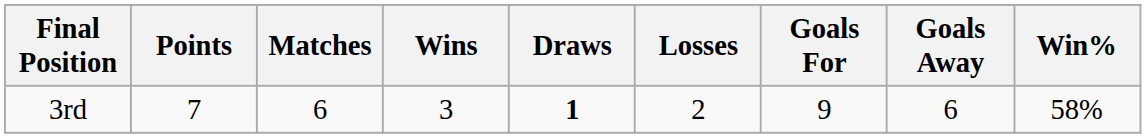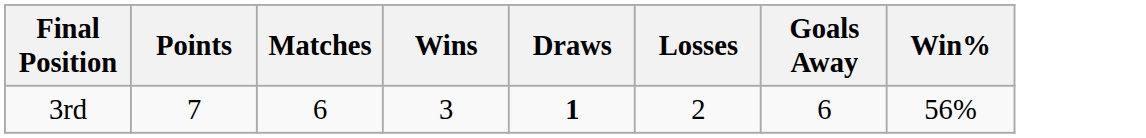- column: (824, 45)
(1077, 109) 58% -> (951, 109) 56%
